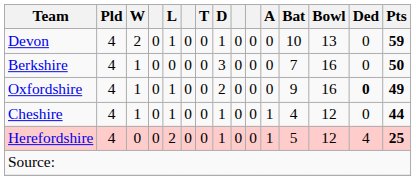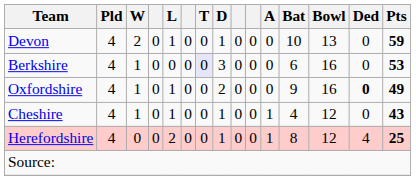(204, 65) no background -> (204, 65) lavender background
(294, 65) 7 -> (294, 65) 6
(396, 65) 50 -> (396, 65) 53
(396, 114) 44 -> (396, 114) 43
(294, 138) 5 -> (294, 138) 8
